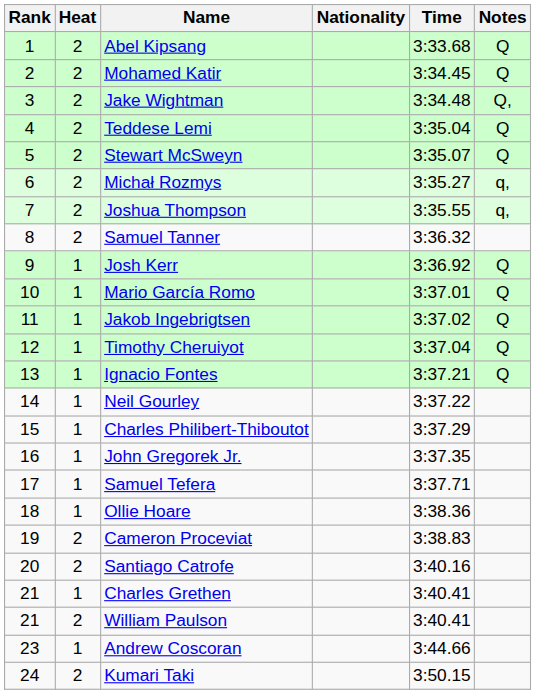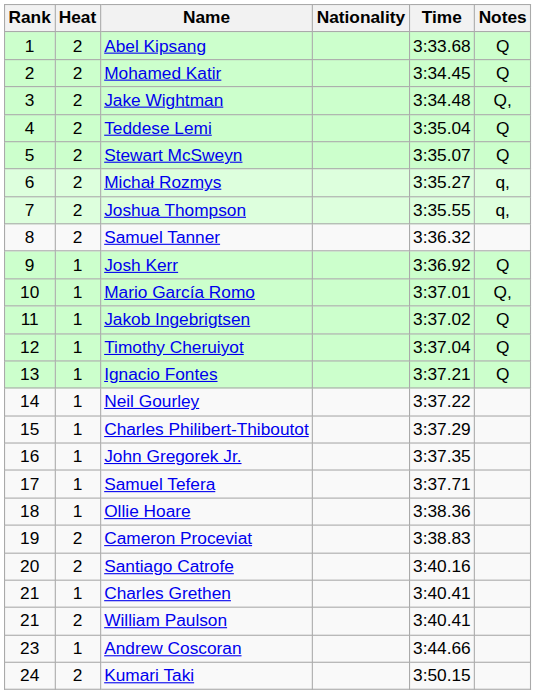(503, 292) Q -> (503, 292) Q,
